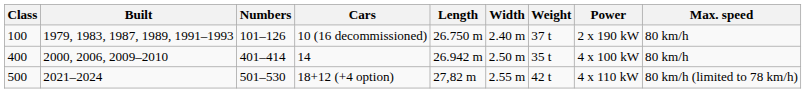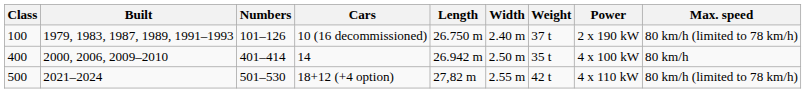(667, 35) 80 km/h -> (721, 35) 80 km/h (limited to 78 km/h)
